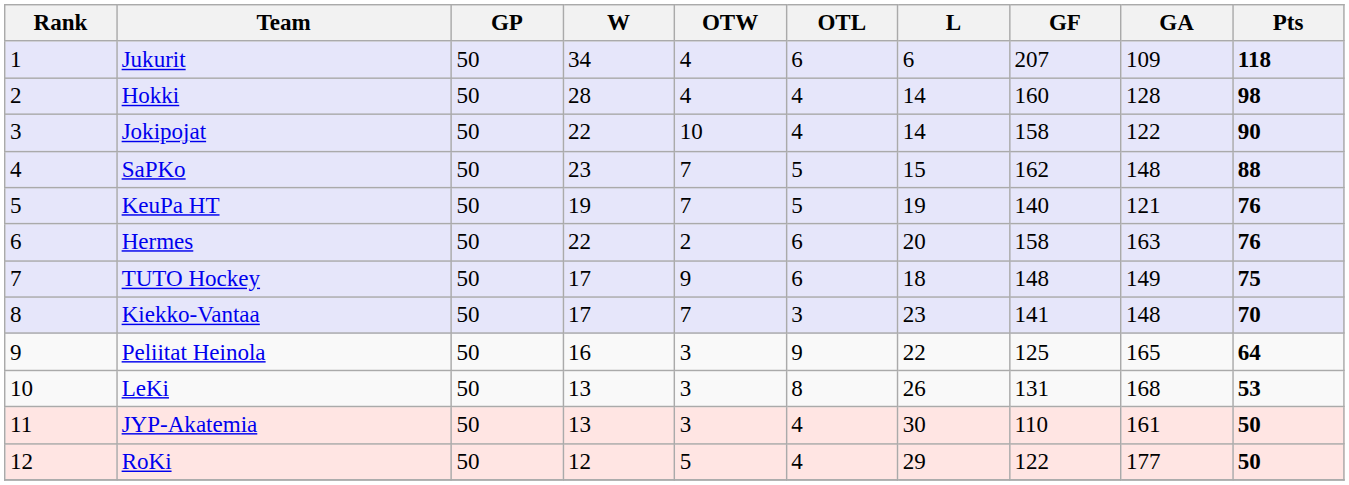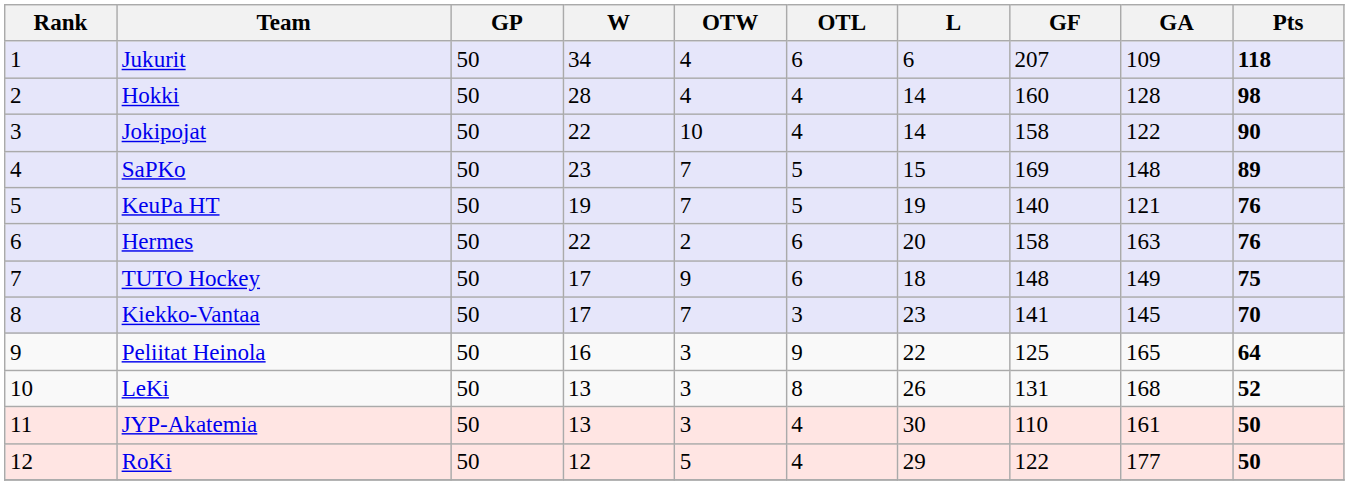(1032, 168) 162 -> (1032, 168) 169
(1249, 168) 88 -> (1249, 168) 89
(1143, 315) 148 -> (1143, 315) 145
(1249, 388) 53 -> (1249, 388) 52
